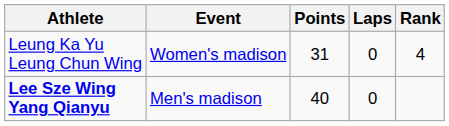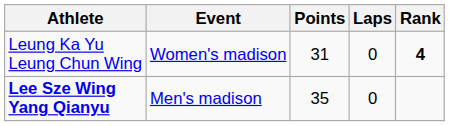(420, 54) normal -> (420, 54) bold
(320, 99) 40 -> (320, 99) 35
